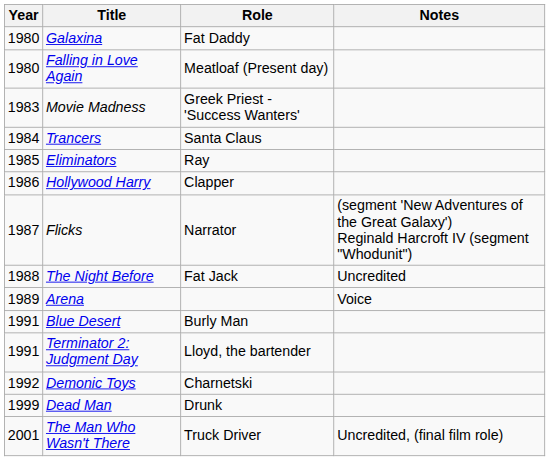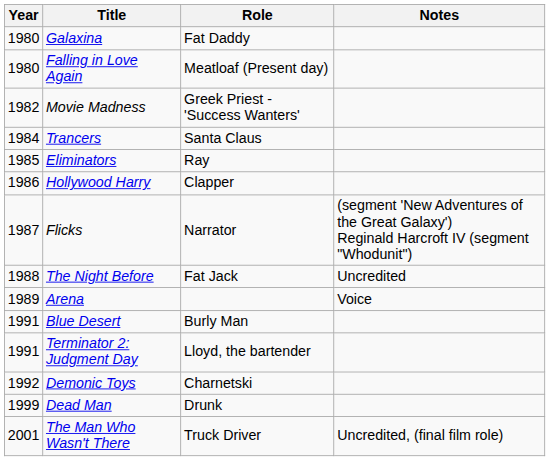(24, 107) 1983 -> (24, 107) 1982
